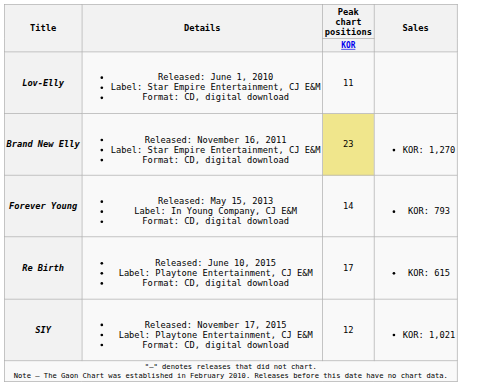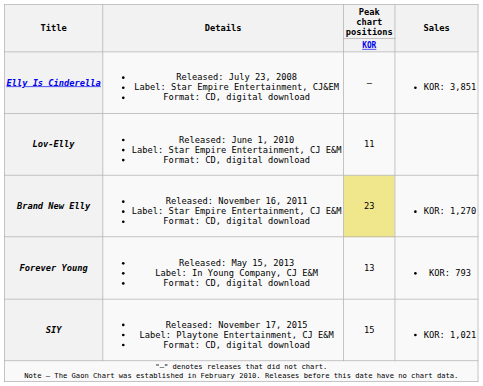+ row: (54, 83)
(348, 206) 14 -> (369, 268) 13
- row: (43, 268)
(348, 330) 12 -> (369, 330) 15
